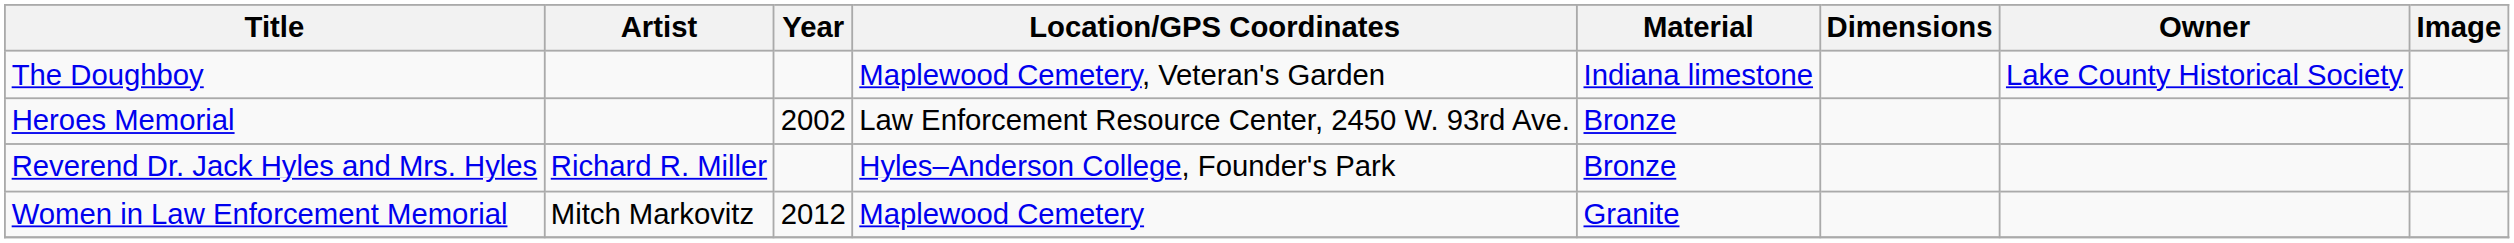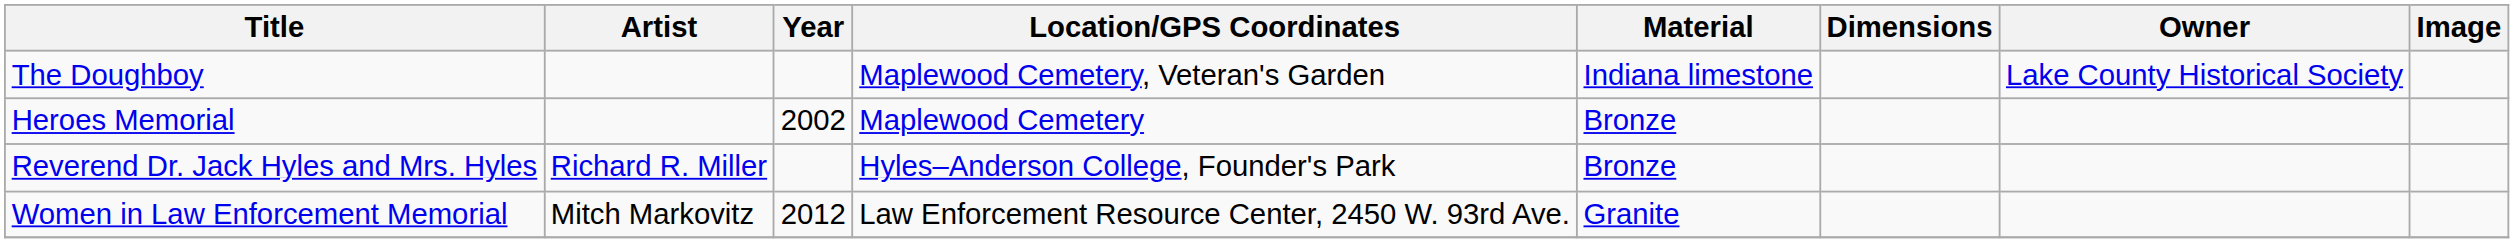(1215, 120) Law Enforcement Resource Center, 2450 W. 93rd Ave. -> (1002, 120) Maplewood Cemetery
(1002, 213) Maplewood Cemetery -> (1215, 213) Law Enforcement Resource Center, 2450 W. 93rd Ave.
